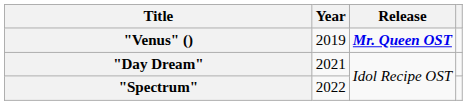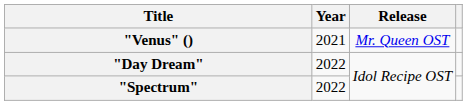(331, 40) 2019 -> (331, 40) 2021
(402, 40) bold -> (402, 40) normal
(331, 64) 2021 -> (331, 64) 2022
